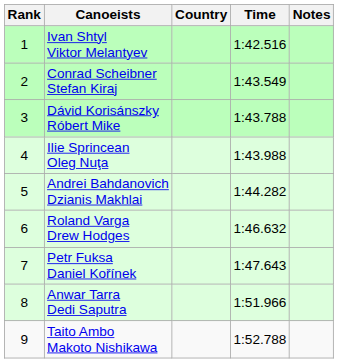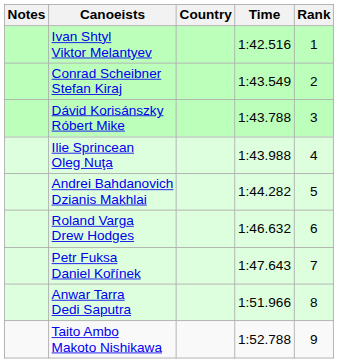columns swapped: (24, 15) <-> (312, 15)
